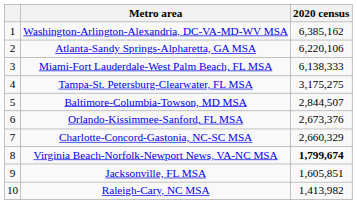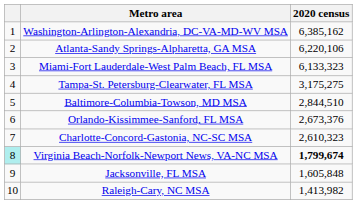(321, 66) 6,138,333 -> (321, 66) 6,133,323
(321, 102) 2,844,507 -> (321, 102) 2,844,510
(321, 137) 2,660,329 -> (321, 137) 2,610,323
(13, 155) no background -> (13, 155) paleturquoise background
(321, 173) 1,605,851 -> (321, 173) 1,605,848
